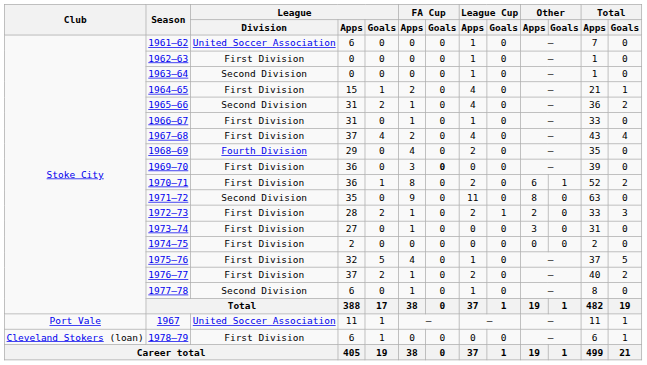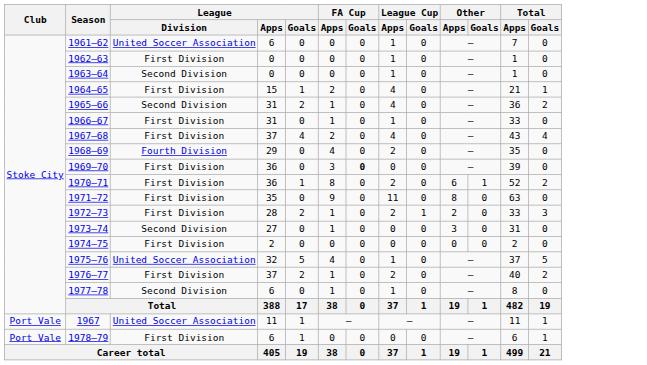(264, 198) Second Division -> (184, 198) First Division
(264, 229) First Division -> (184, 229) Second Division
(264, 260) First Division -> (184, 260) United Soccer Association
(75, 337) Cleveland Stokers (loan) -> (35, 337) Port Vale
